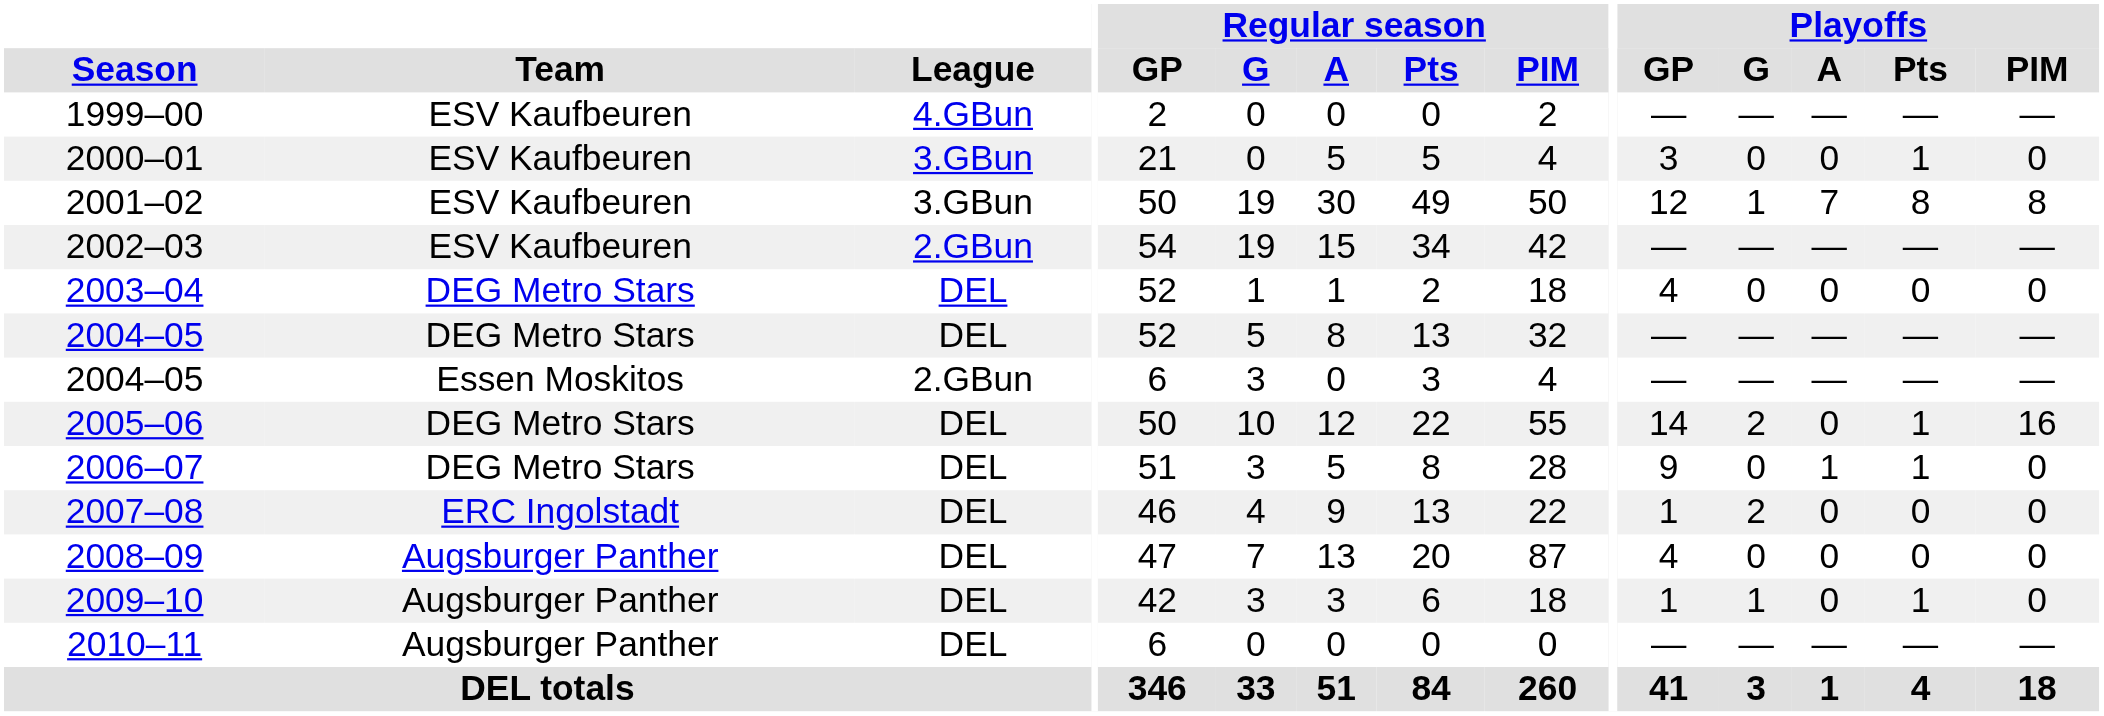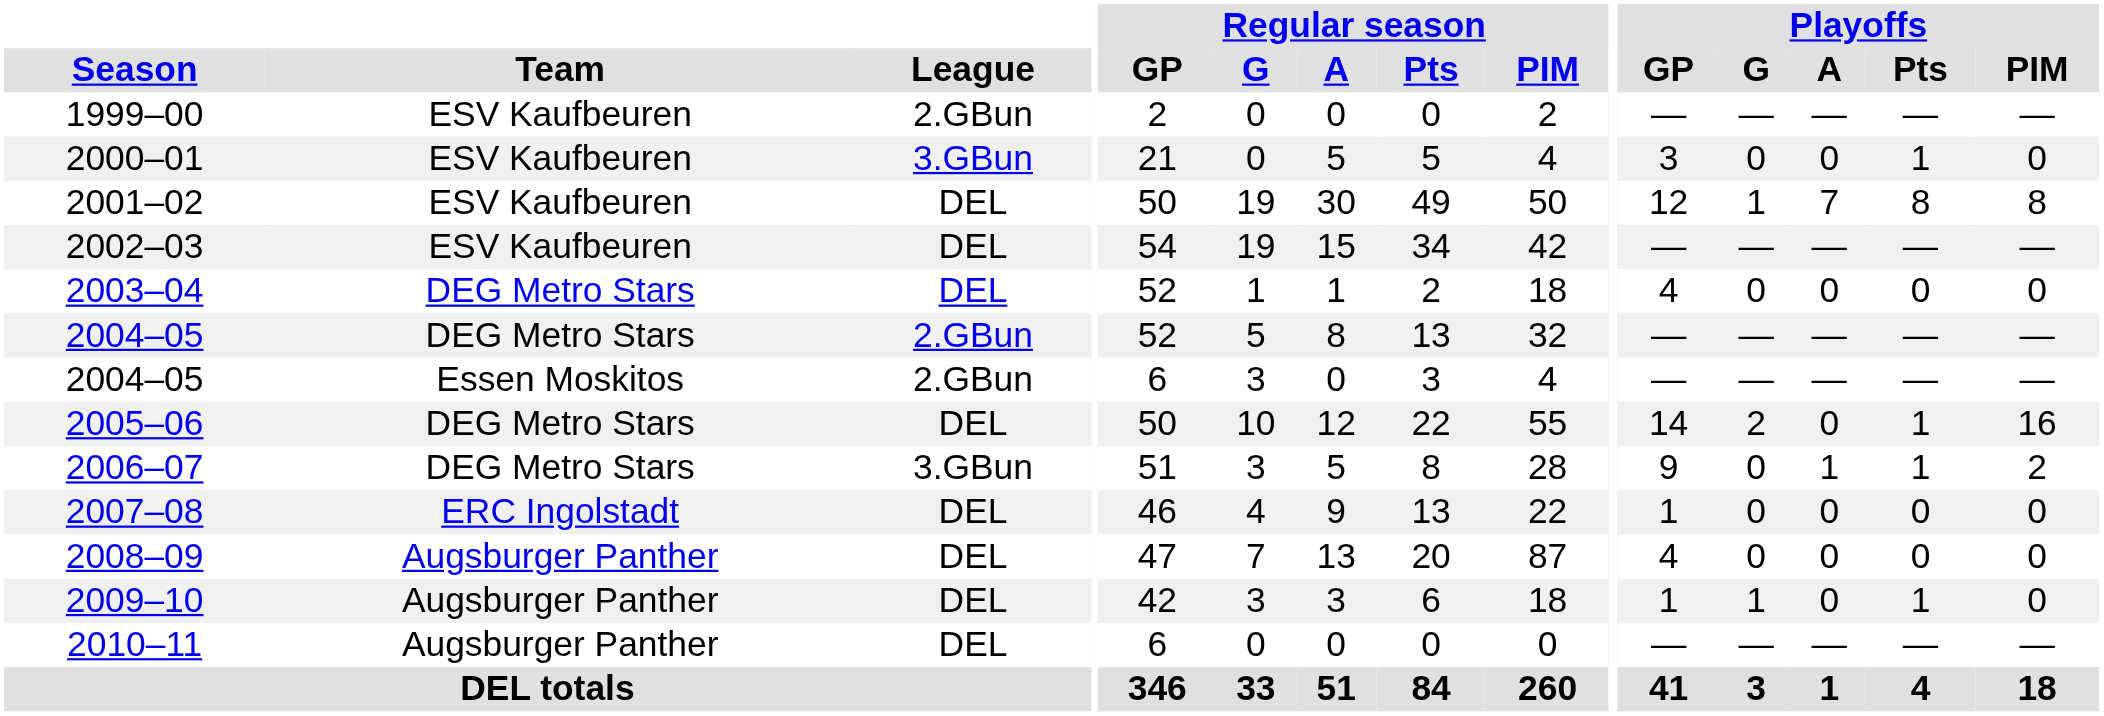(973, 113) 4.GBun -> (973, 113) 2.GBun
(973, 202) 3.GBun -> (973, 202) DEL
(973, 246) 2.GBun -> (973, 246) DEL
(973, 334) DEL -> (973, 334) 2.GBun
(973, 467) DEL -> (973, 467) 3.GBun
(2037, 467) 0 -> (2037, 467) 2
(1756, 511) 2 -> (1756, 511) 0
